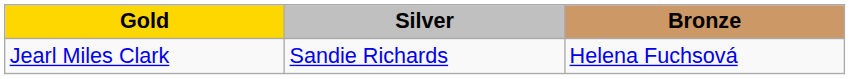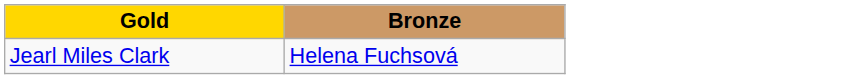- column: (425, 21)
